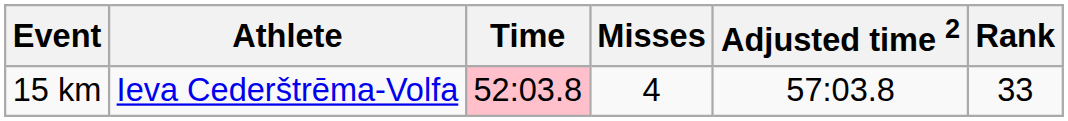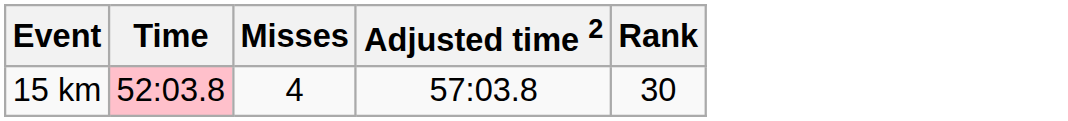- column: (287, 36)
(1015, 91) 33 -> (658, 91) 30
